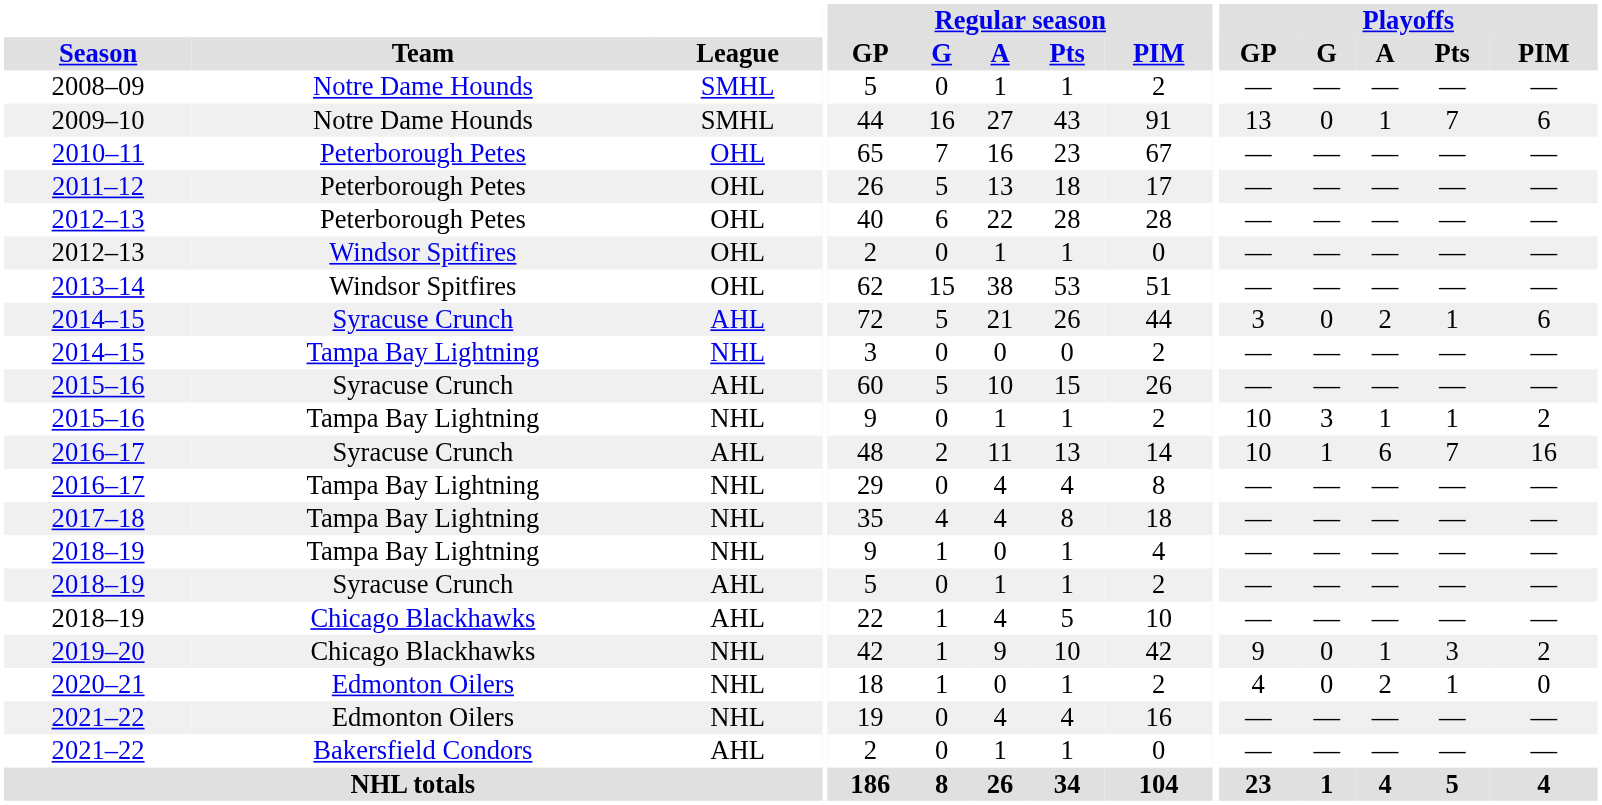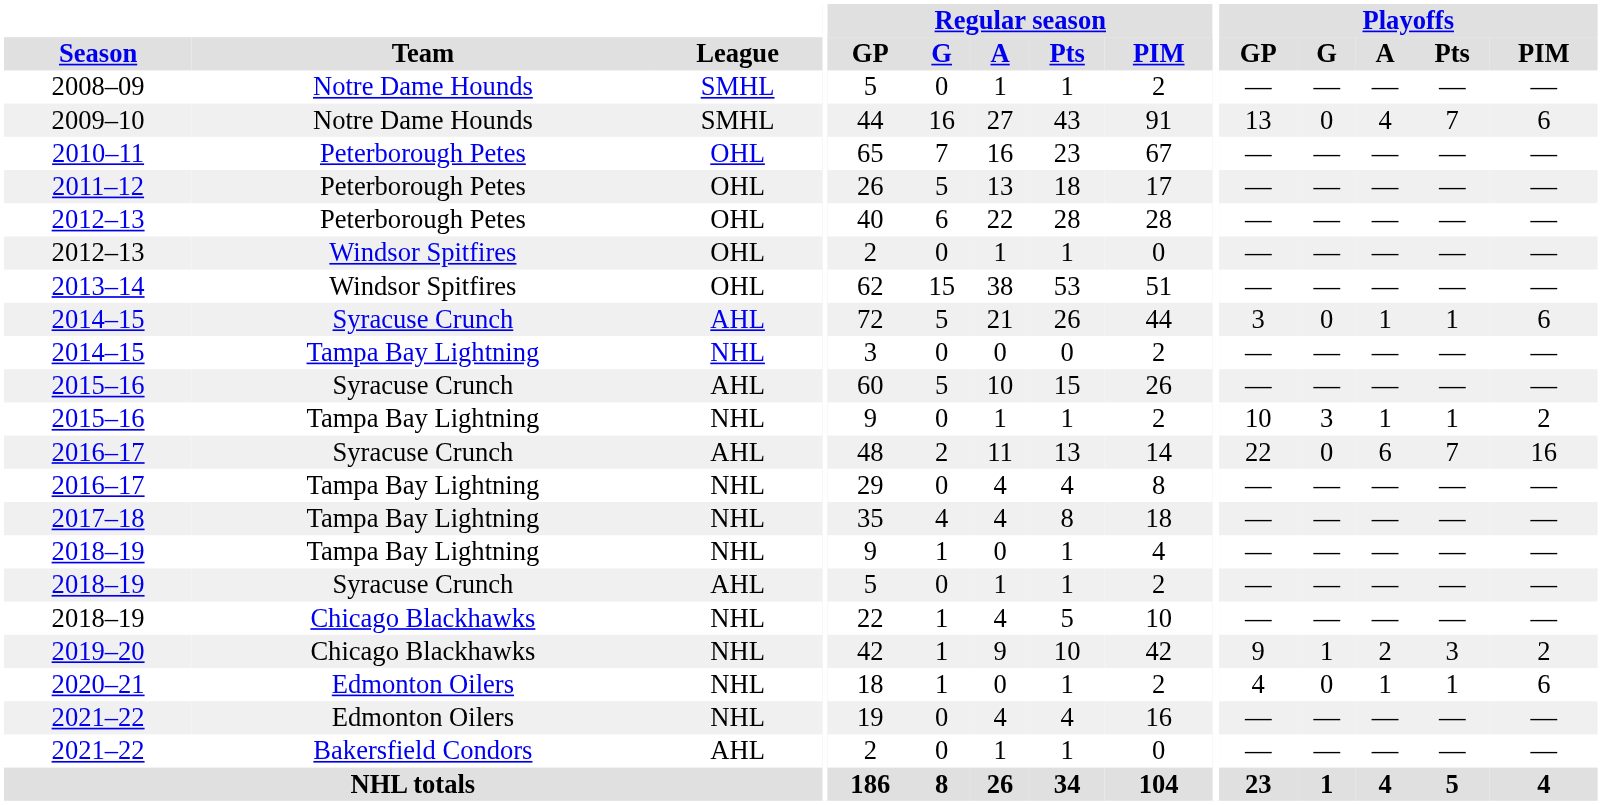(1385, 119) 1 -> (1385, 119) 4
(1385, 319) 2 -> (1385, 319) 1
(1258, 451) 10 -> (1258, 451) 22
(1327, 451) 1 -> (1327, 451) 0
(738, 617) AHL -> (738, 617) NHL
(1327, 651) 0 -> (1327, 651) 1
(1385, 651) 1 -> (1385, 651) 2
(1385, 684) 2 -> (1385, 684) 1
(1544, 684) 0 -> (1544, 684) 6
